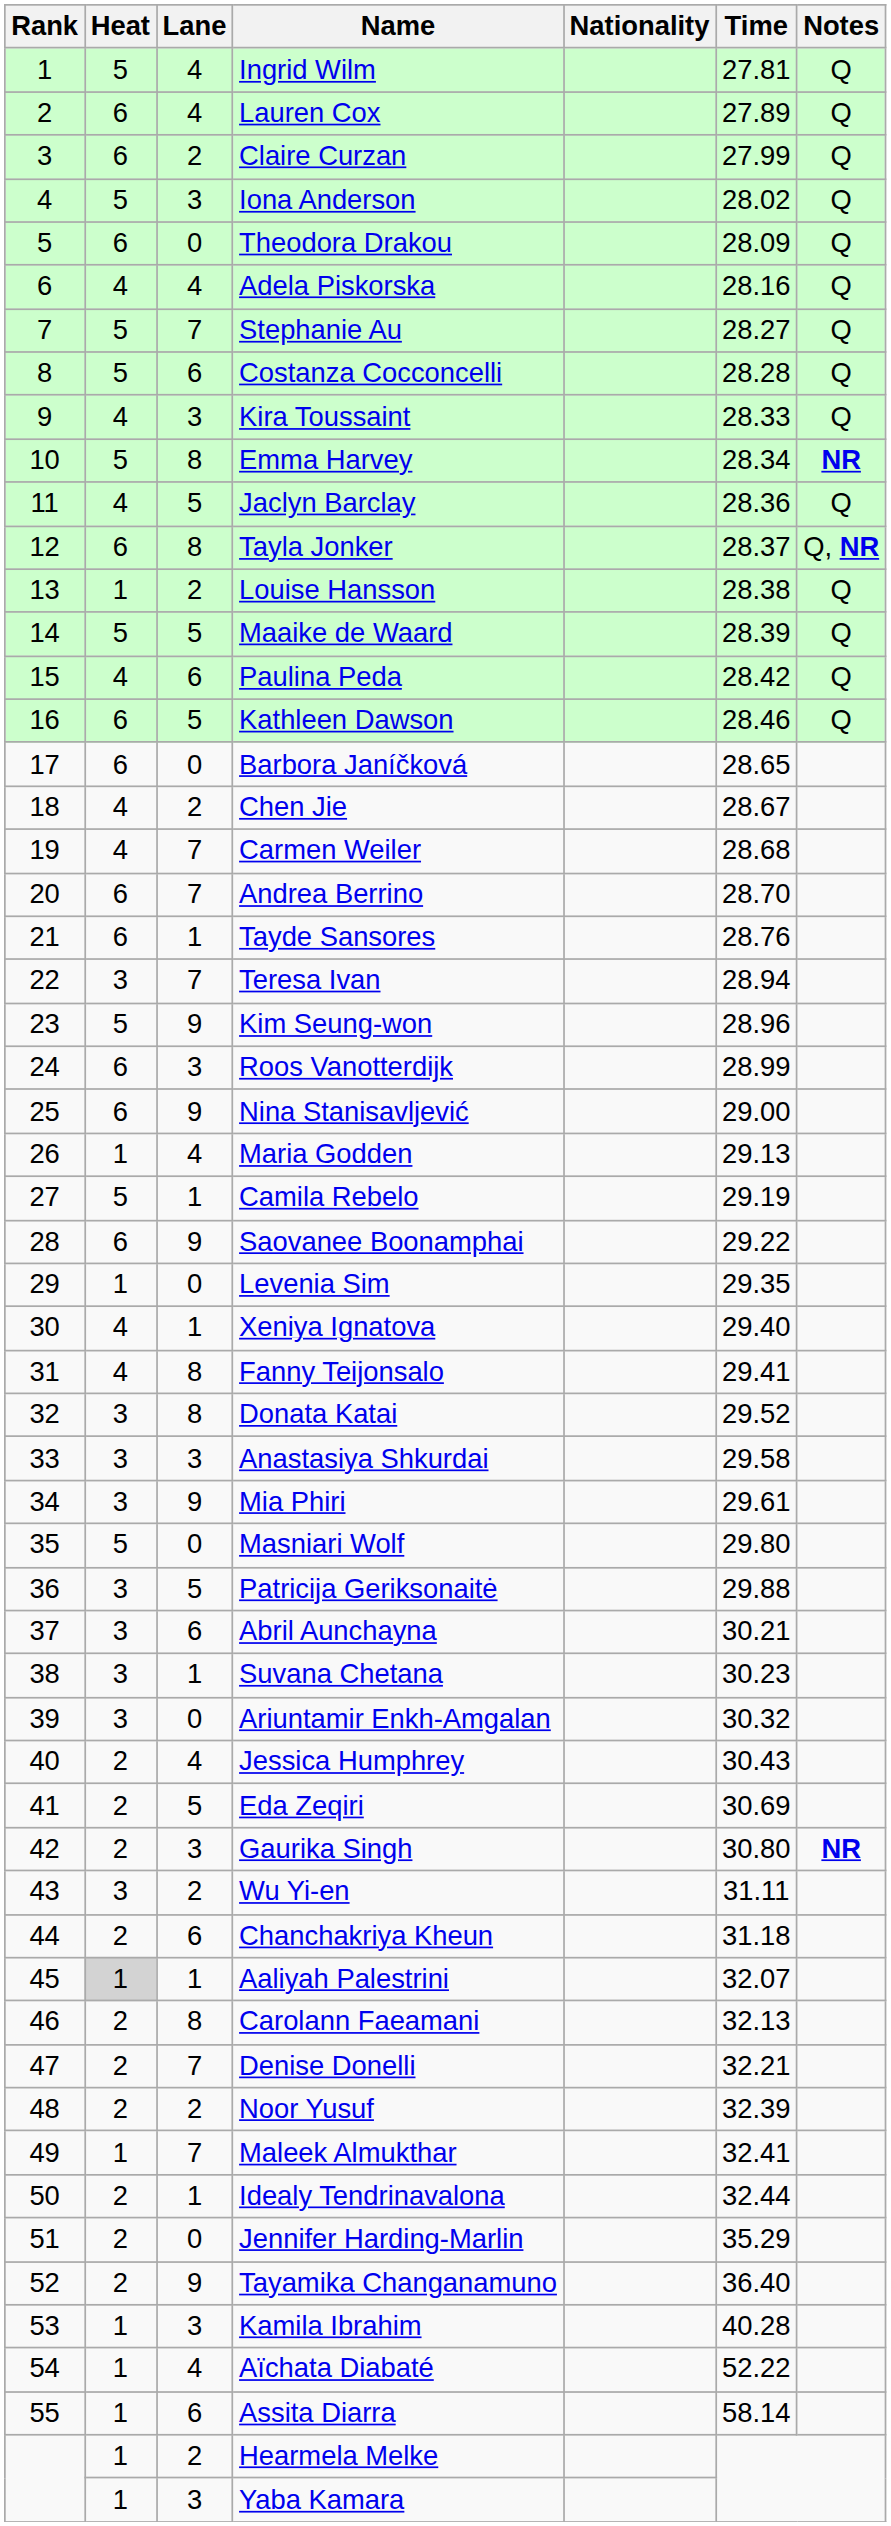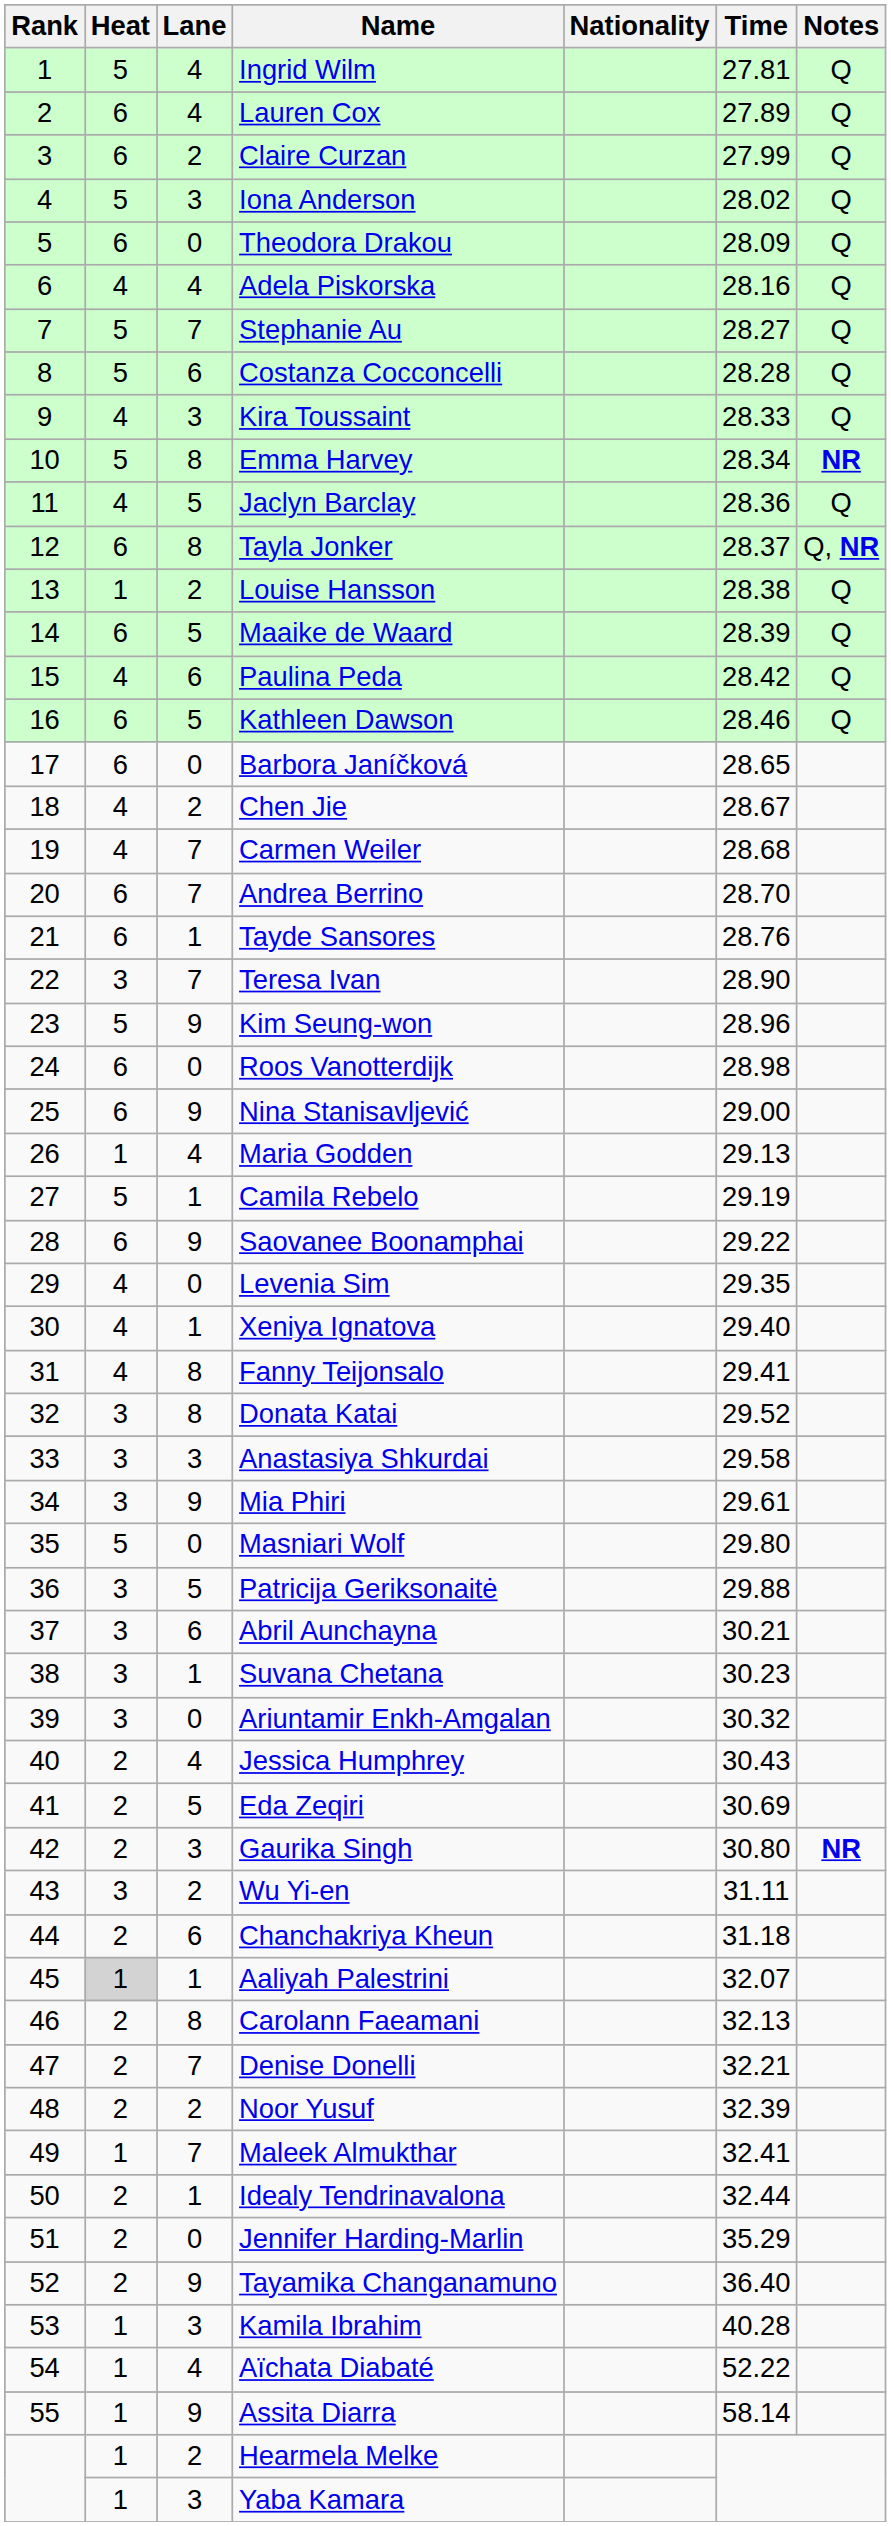(120, 633) 5 -> (120, 633) 6
(756, 980) 28.94 -> (756, 980) 28.90
(195, 1067) 3 -> (195, 1067) 0
(756, 1067) 28.99 -> (756, 1067) 28.98
(120, 1284) 1 -> (120, 1284) 4
(195, 2412) 6 -> (195, 2412) 9
